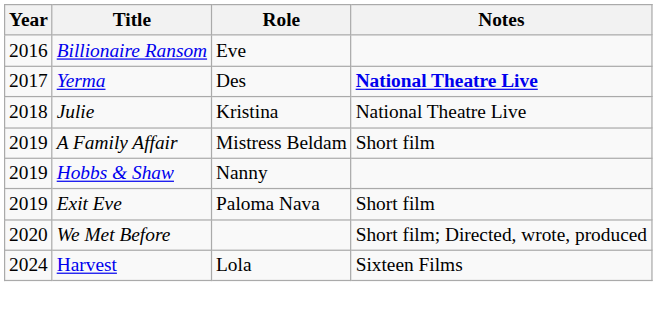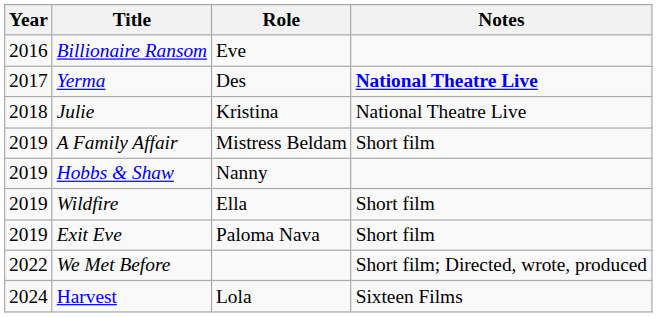+ row: (88, 204)
(28, 234) 2020 -> (28, 265) 2022
